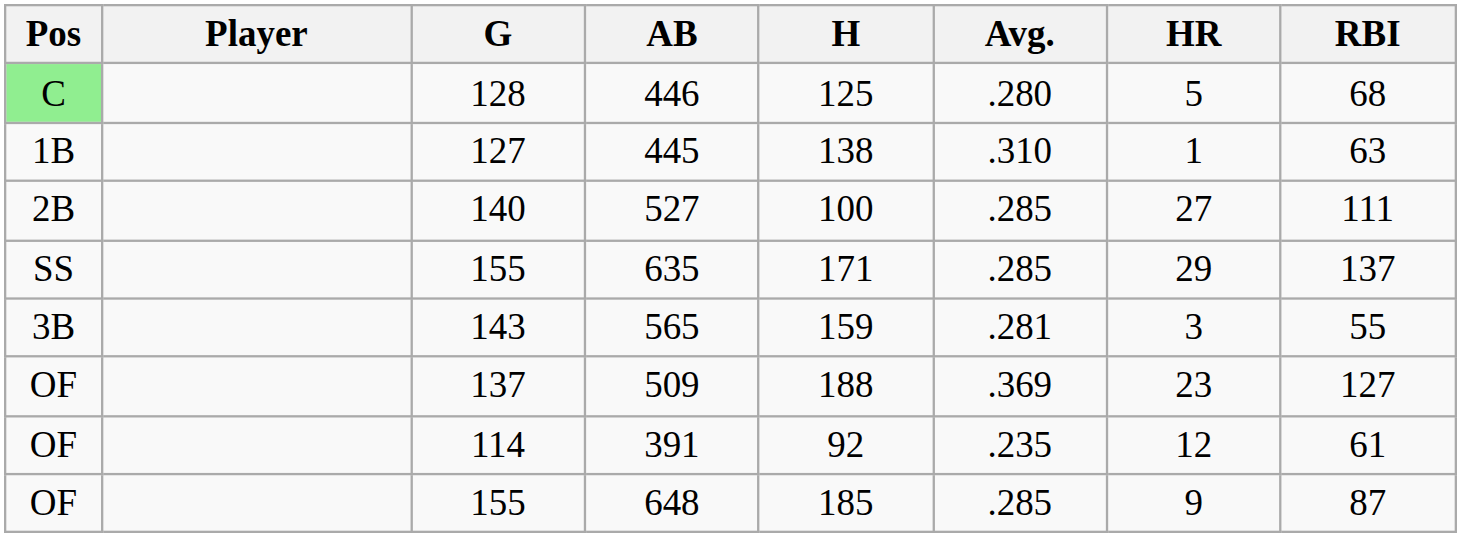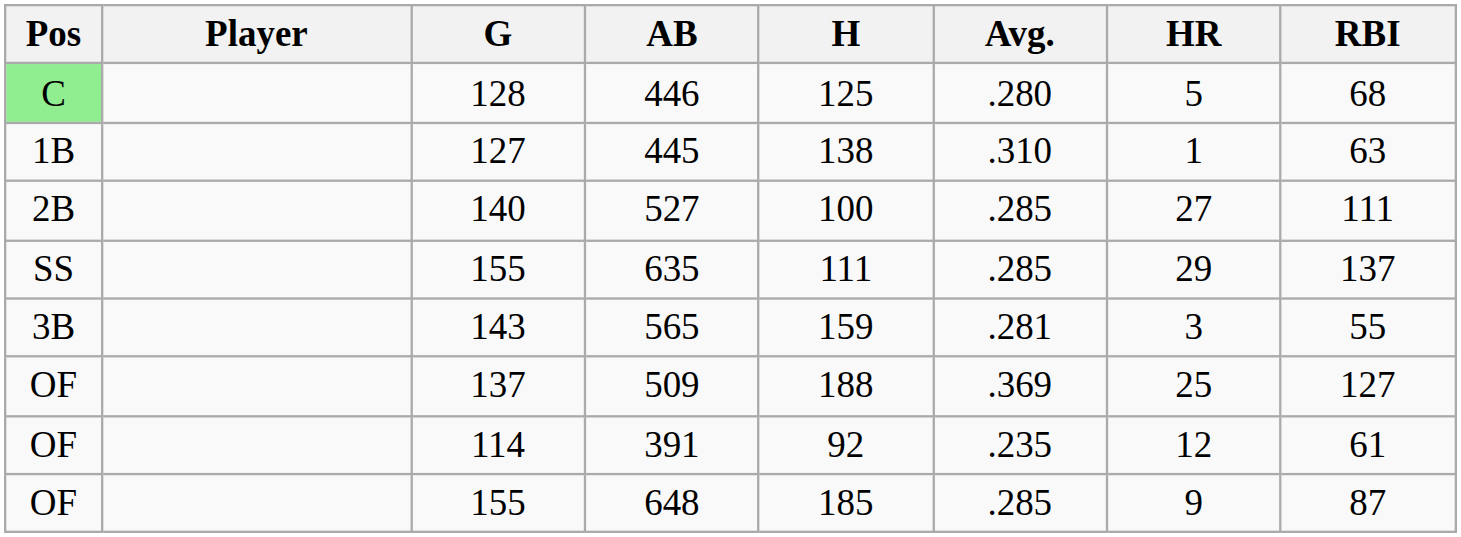(846, 268) 171 -> (846, 268) 111
(1194, 385) 23 -> (1194, 385) 25
